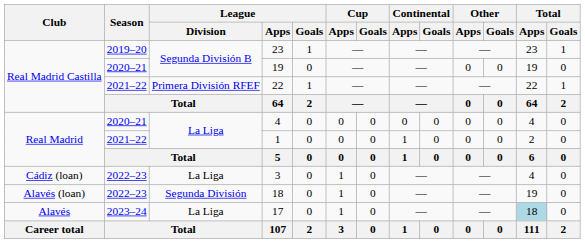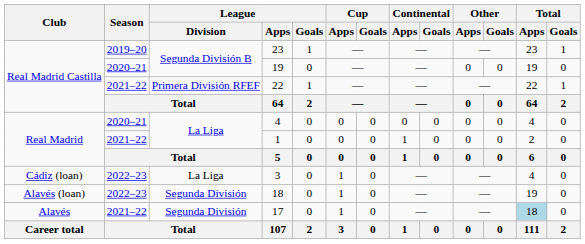(127, 211) 2023–24 -> (127, 211) 2021–22
(206, 211) La Liga -> (206, 211) Segunda División
